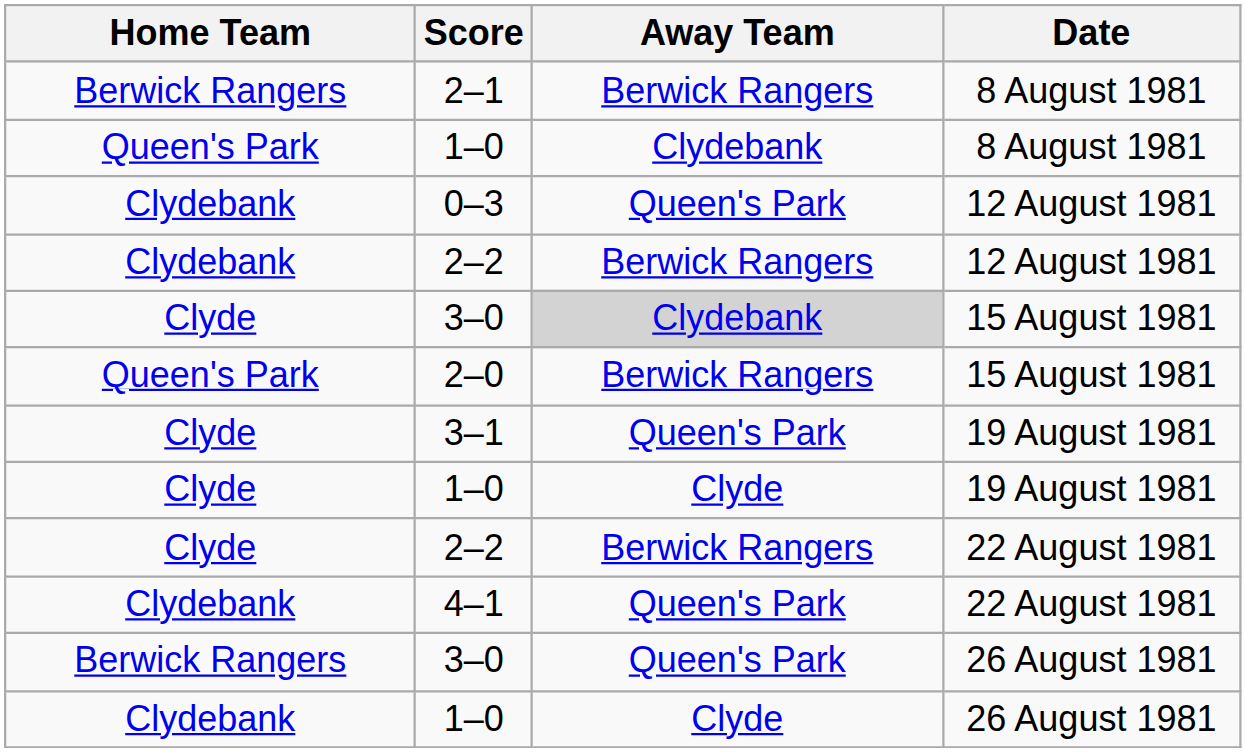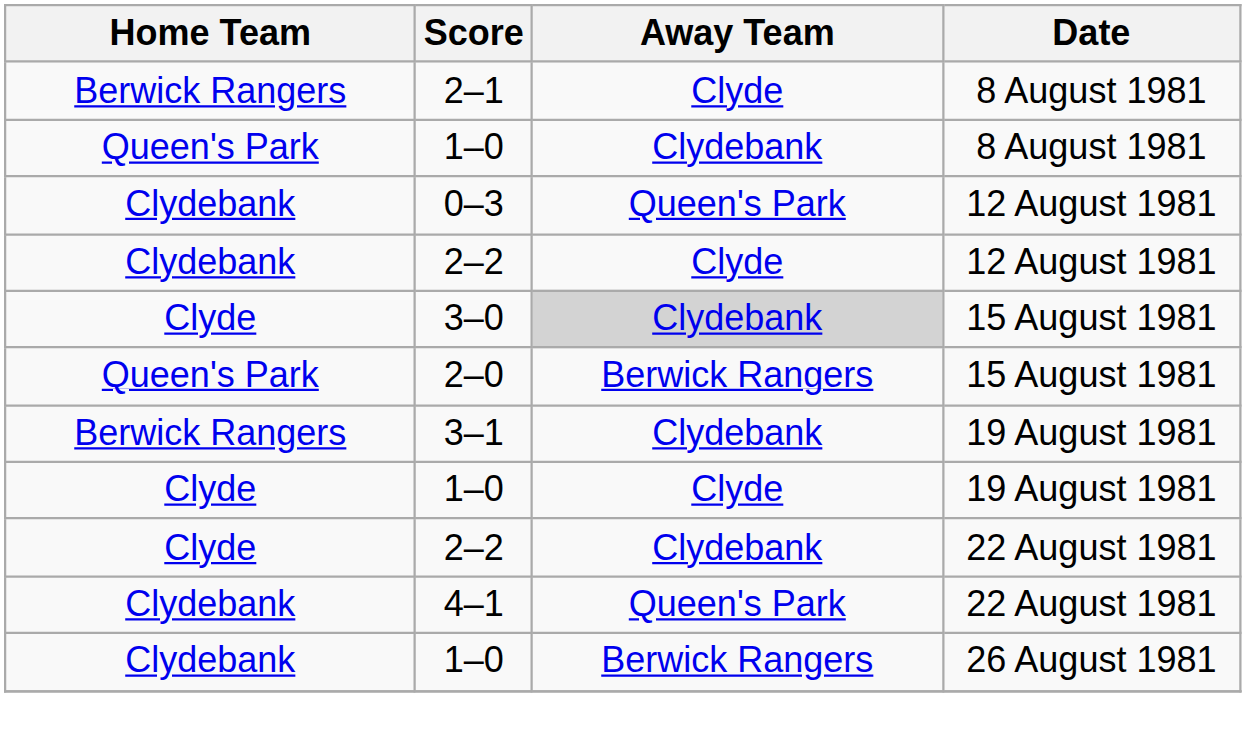(737, 90) Berwick Rangers -> (737, 90) Clyde
(737, 261) Berwick Rangers -> (737, 261) Clyde
(210, 432) Clyde -> (210, 432) Berwick Rangers
(737, 432) Queen's Park -> (737, 432) Clydebank
(737, 546) Berwick Rangers -> (737, 546) Clydebank
- row: (474, 661)
(737, 718) Clyde -> (737, 661) Berwick Rangers
